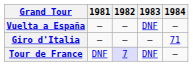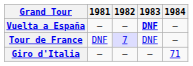(150, 26) normal -> (150, 26) bold
rows swapped: (46, 40) <-> (46, 54)
